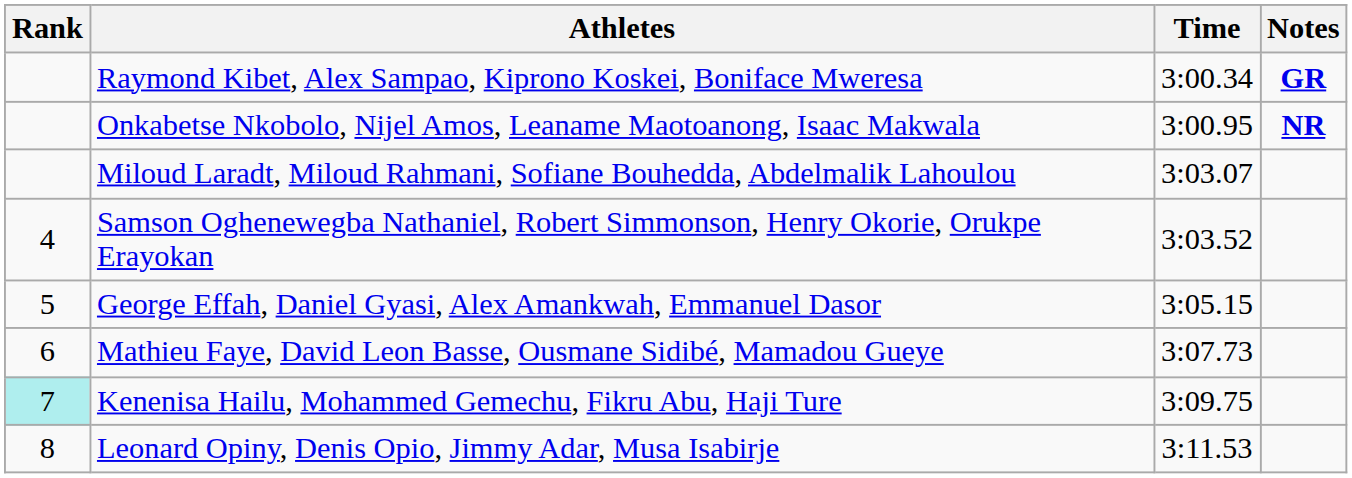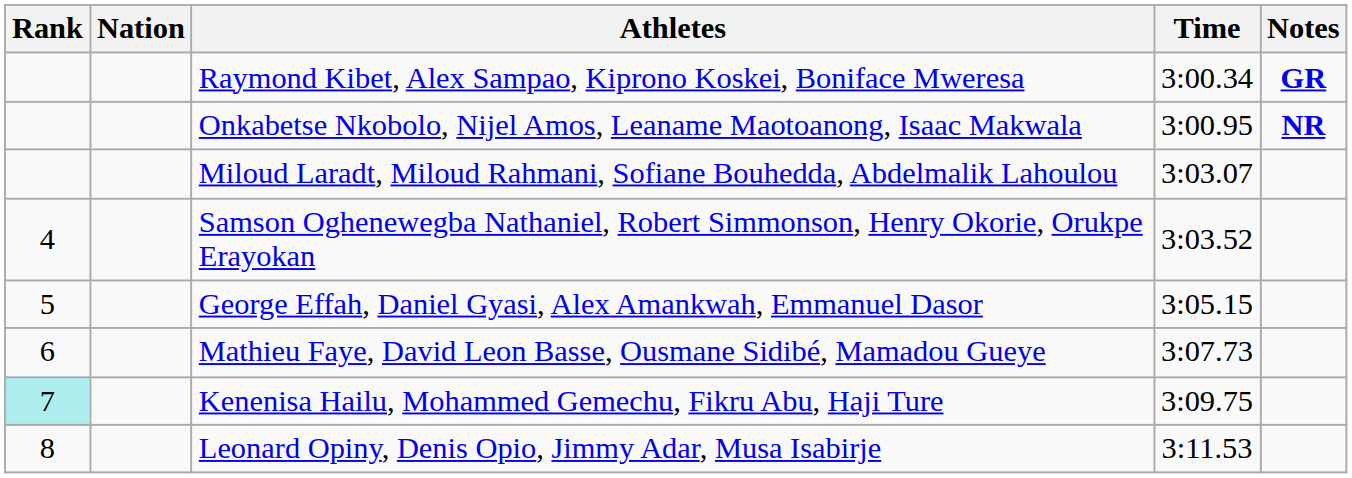+ column: (141, 28)
